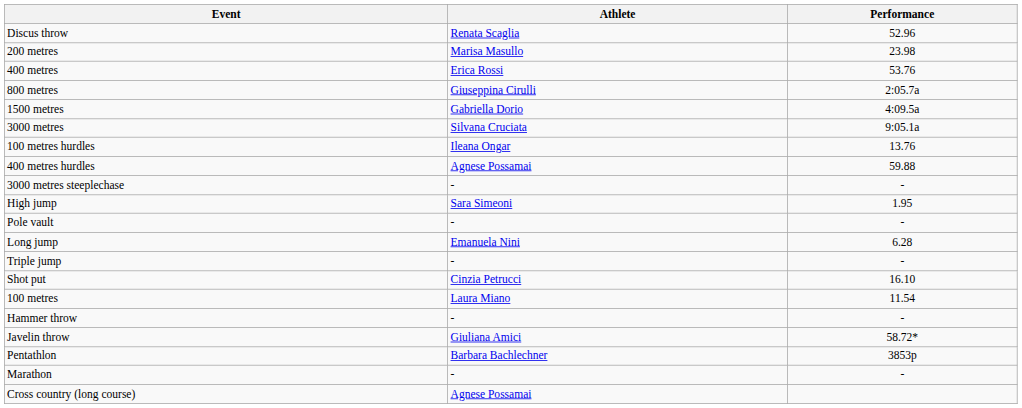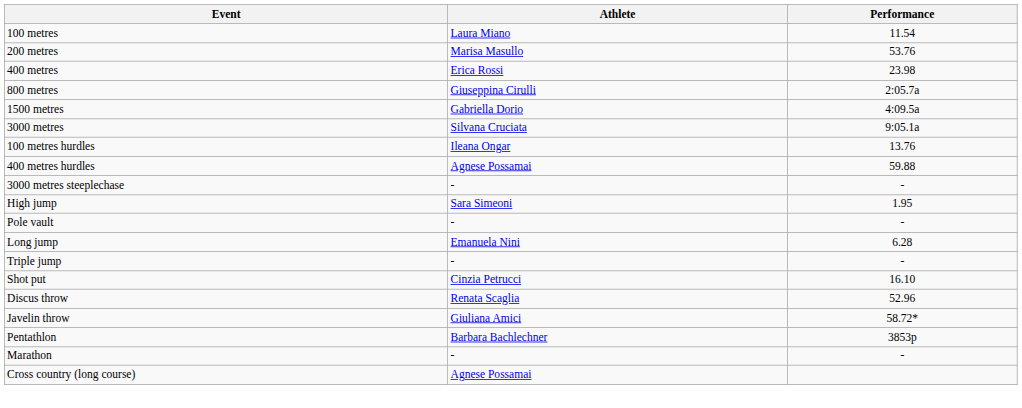rows swapped: (33, 299) <-> (38, 33)
(902, 52) 23.98 -> (902, 52) 53.76
(902, 71) 53.76 -> (902, 71) 23.98
- row: (42, 318)
